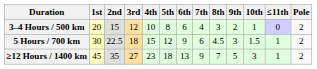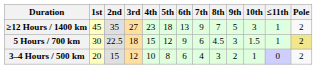rows swapped: (47, 27) <-> (47, 57)
(301, 42) no background -> (301, 42) khaki background
